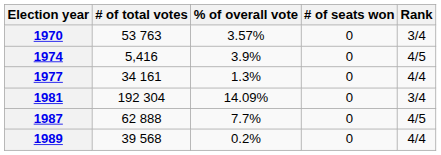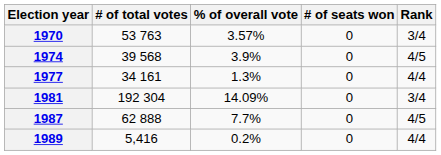(141, 56) 5,416 -> (141, 56) 39 568
(141, 139) 39 568 -> (141, 139) 5,416
